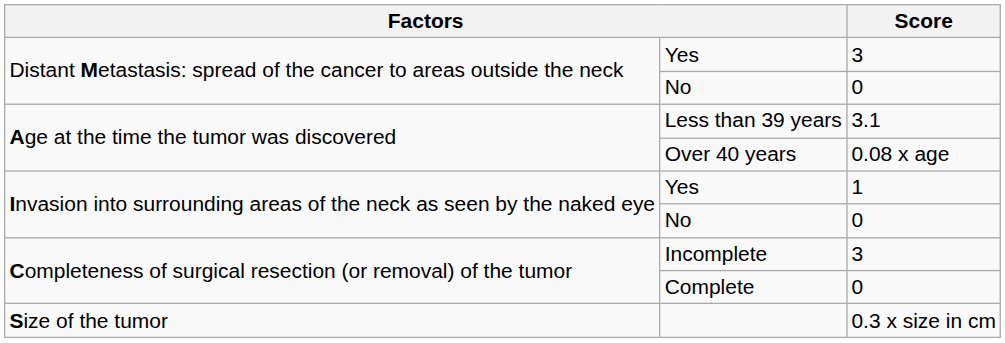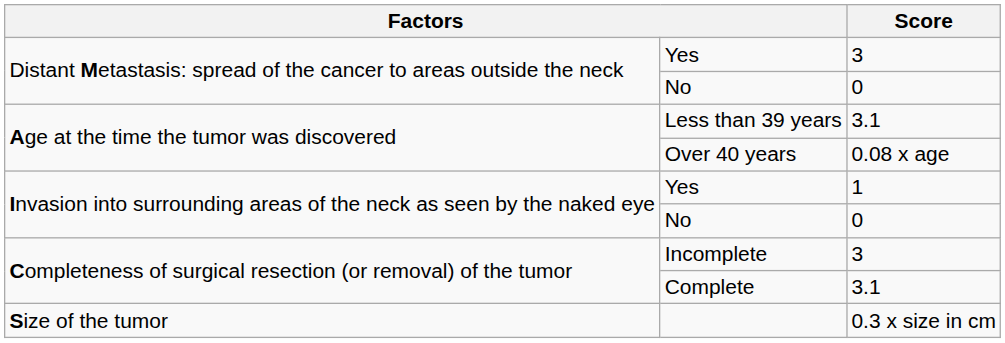(857, 287) 0 -> (866, 287) 3.1
